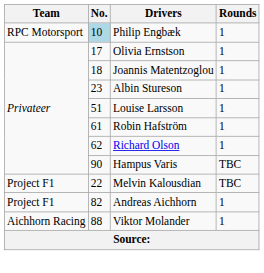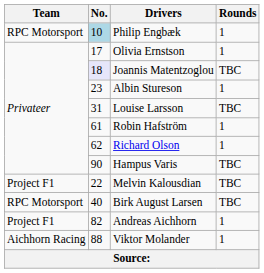(97, 70) no background -> (97, 70) lavender background
(222, 70) 1 -> (230, 70) TBC
(97, 107) 51 -> (97, 107) 31
(222, 107) 1 -> (230, 107) TBC
+ row: (158, 201)
